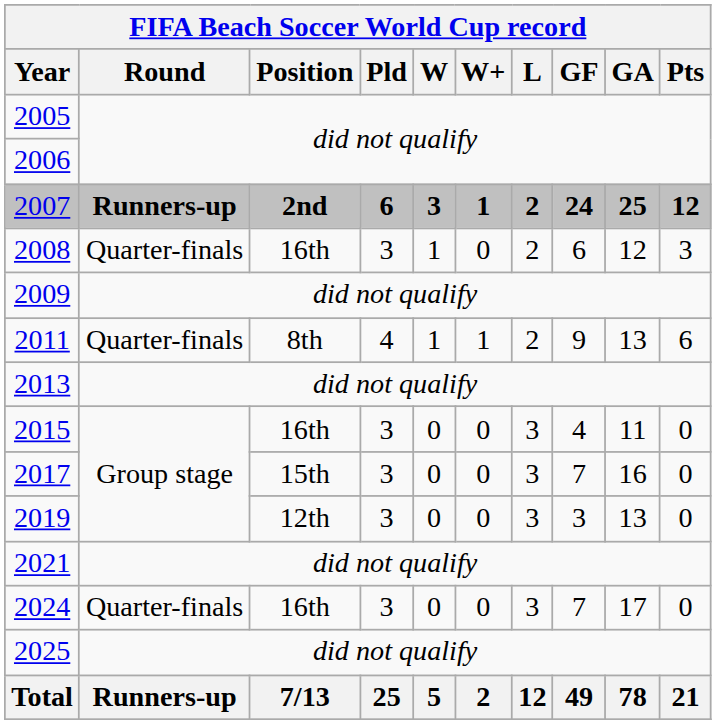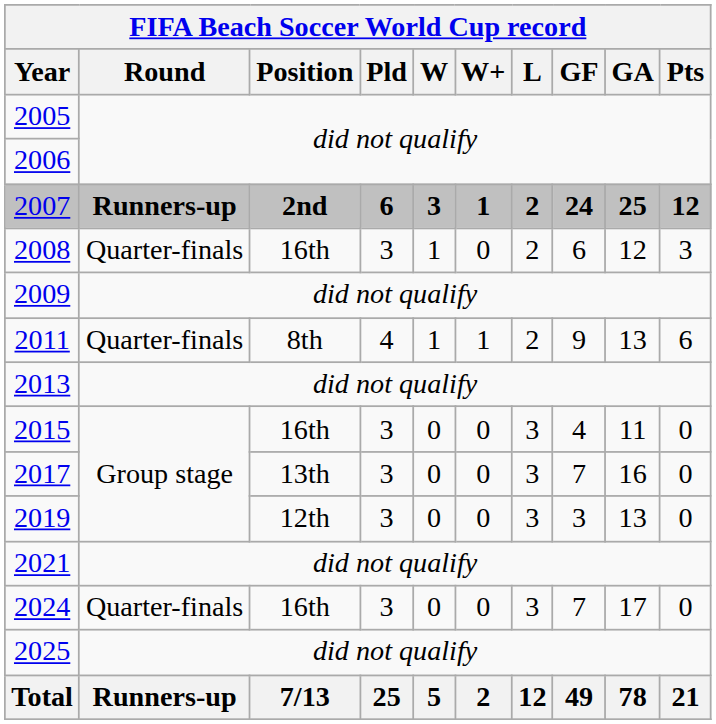(305, 473) 15th -> (305, 473) 13th
